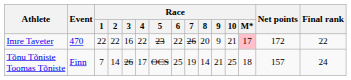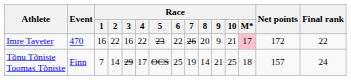(102, 42) 22 -> (102, 42) 16
(129, 62) 26 -> (129, 62) 29
